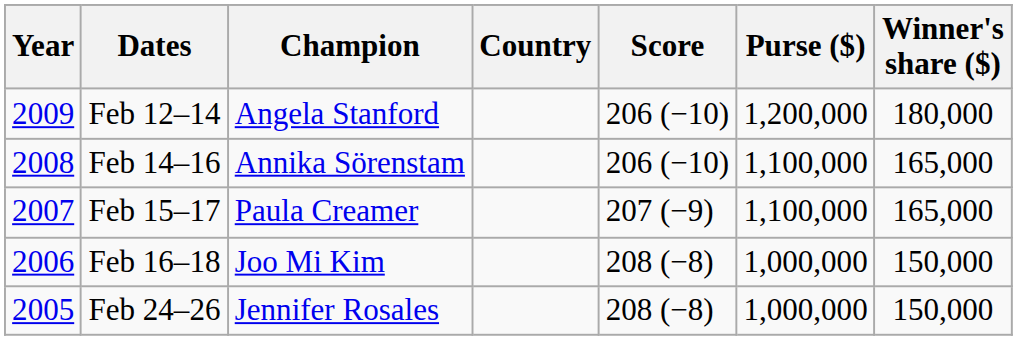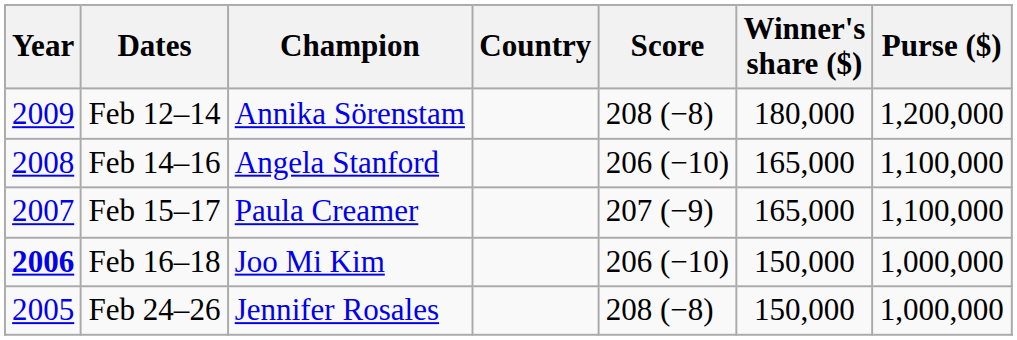columns swapped: (806, 46) <-> (943, 46)
(337, 113) Angela Stanford -> (350, 113) Annika Sörenstam
(667, 113) 206 (−10) -> (660, 113) 208 (−8)
(350, 162) Annika Sörenstam -> (337, 162) Angela Stanford
(43, 260) normal -> (43, 260) bold
(660, 260) 208 (−8) -> (667, 260) 206 (−10)
